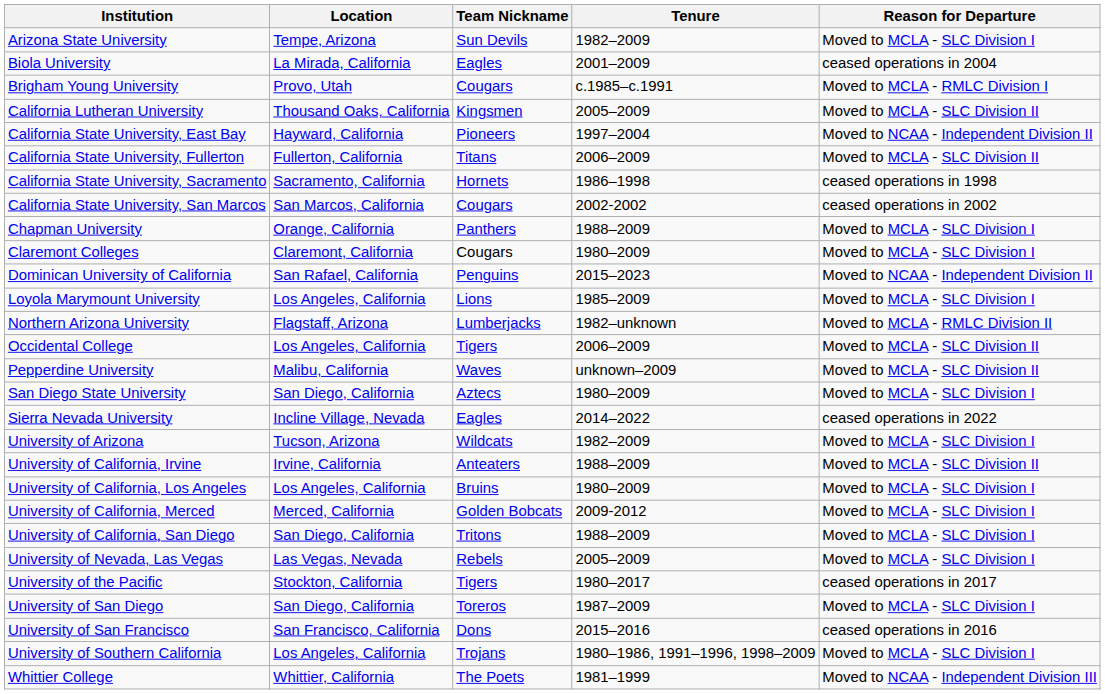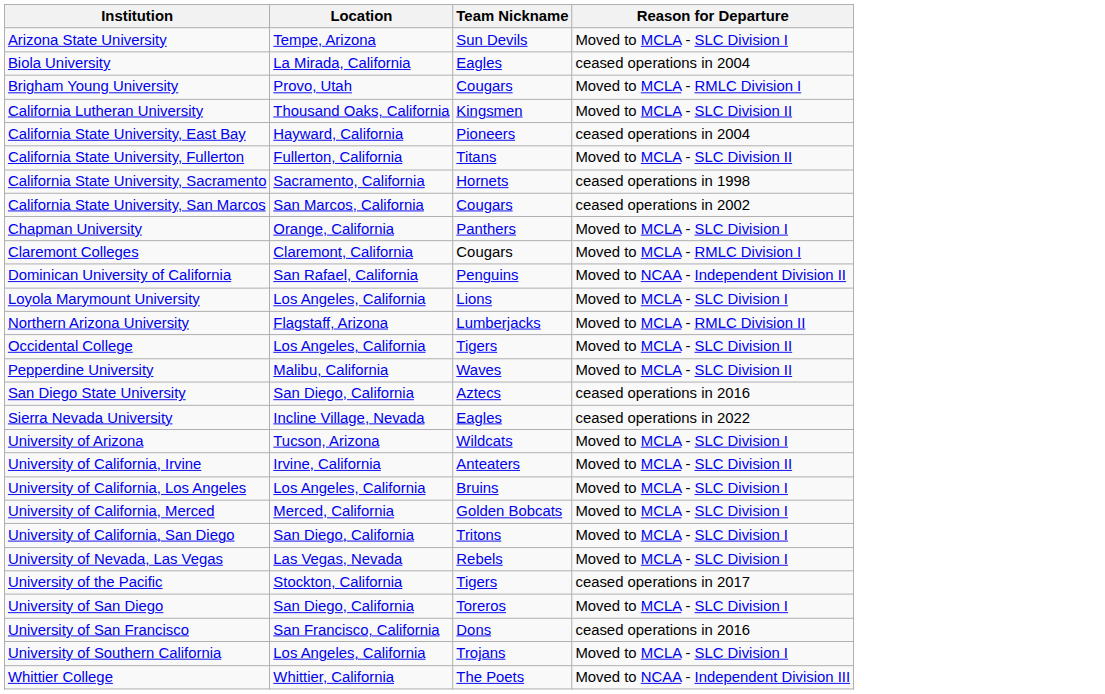- column: (695, 16)
(958, 134) Moved to NCAA - Independent Division II -> (663, 134) ceased operations in 2004
(929, 252) Moved to MCLA - SLC Division I -> (688, 252) Moved to MCLA - RMLC Division I
(929, 393) Moved to MCLA - SLC Division I -> (663, 393) ceased operations in 2016
